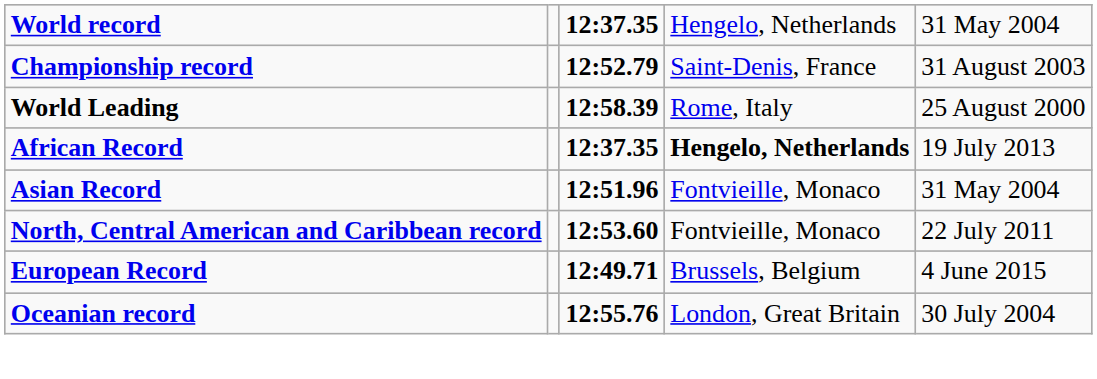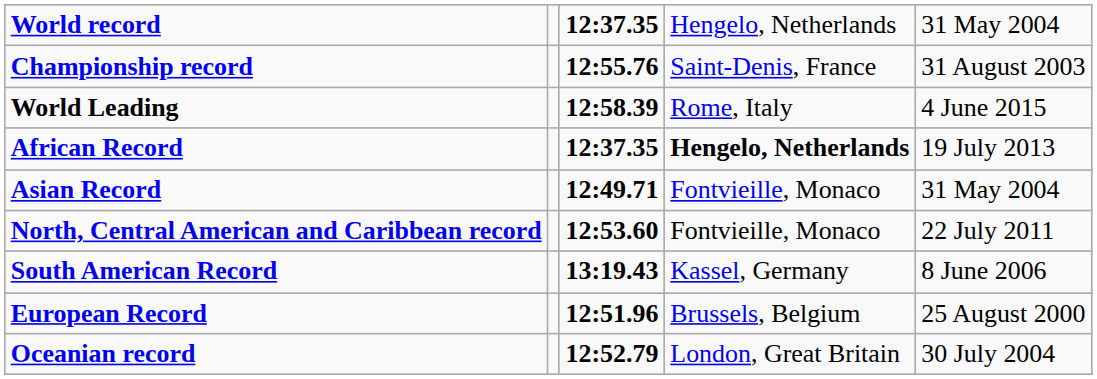(612, 66) 12:52.79 -> (612, 66) 12:55.76
(1003, 107) 25 August 2000 -> (984, 107) 4 June 2015
(612, 189) 12:51.96 -> (612, 189) 12:49.71
+ row: (144, 271)
(612, 271) 12:49.71 -> (612, 312) 12:51.96
(984, 271) 4 June 2015 -> (1003, 312) 25 August 2000
(612, 312) 12:55.76 -> (612, 353) 12:52.79
